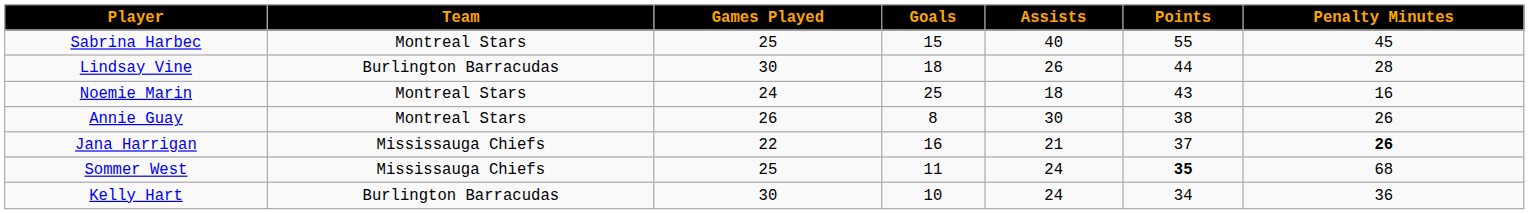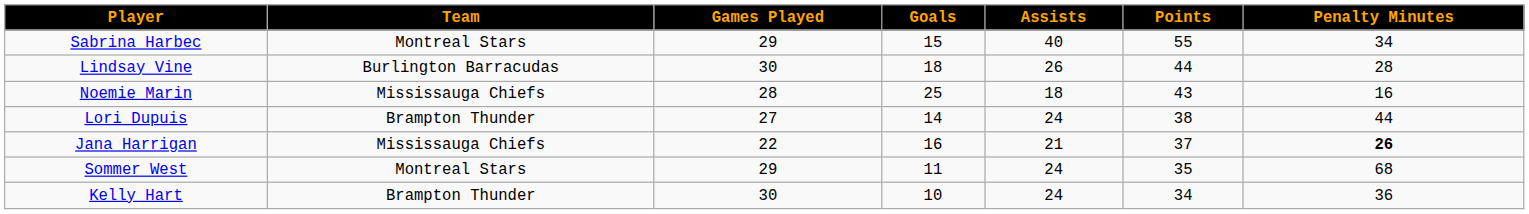(768, 43) 25 -> (768, 43) 29
(1384, 43) 45 -> (1384, 43) 34
(461, 94) Montreal Stars -> (461, 94) Mississauga Chiefs
(768, 94) 24 -> (768, 94) 28
+ row: (136, 119)
- row: (136, 119)
(461, 170) Mississauga Chiefs -> (461, 170) Montreal Stars
(768, 170) 25 -> (768, 170) 29
(1183, 170) bold -> (1183, 170) normal
(461, 195) Burlington Barracudas -> (461, 195) Brampton Thunder
